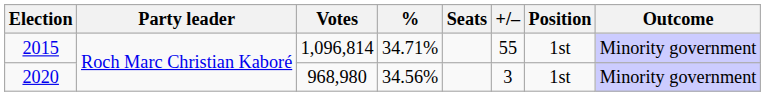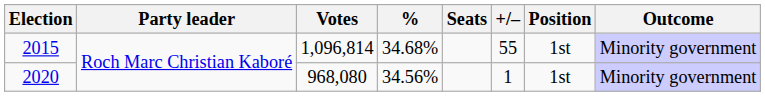(410, 47) 34.71% -> (410, 47) 34.68%
(337, 76) 968,980 -> (337, 76) 968,080
(508, 76) 3 -> (508, 76) 1
